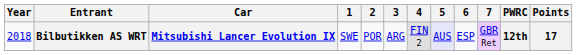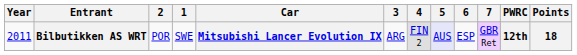columns swapped: (243, 13) <-> (373, 13)
(19, 36) 2018 -> (19, 36) 2011
(551, 36) 17 -> (551, 36) 18
